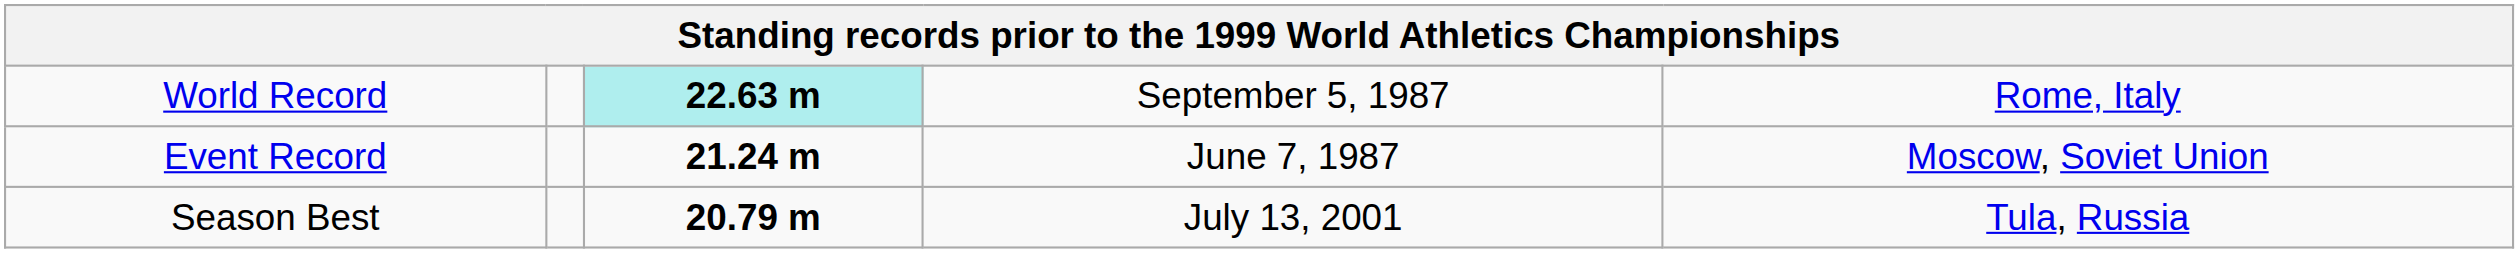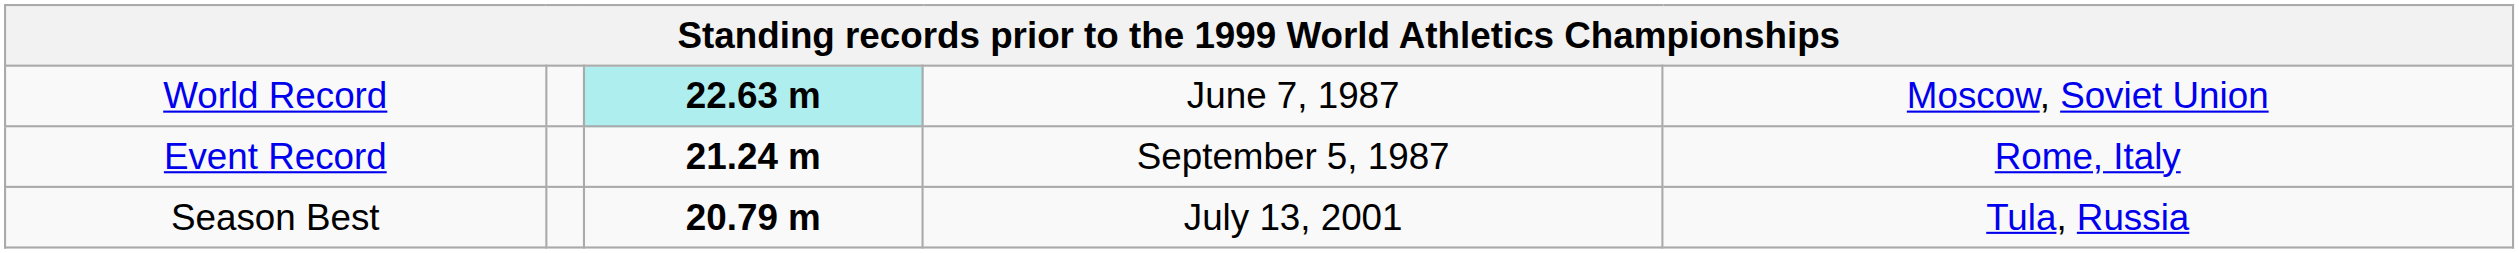(1293, 95) September 5, 1987 -> (1293, 95) June 7, 1987
(2088, 95) Rome, Italy -> (2088, 95) Moscow, Soviet Union
(1293, 155) June 7, 1987 -> (1293, 155) September 5, 1987
(2088, 155) Moscow, Soviet Union -> (2088, 155) Rome, Italy
